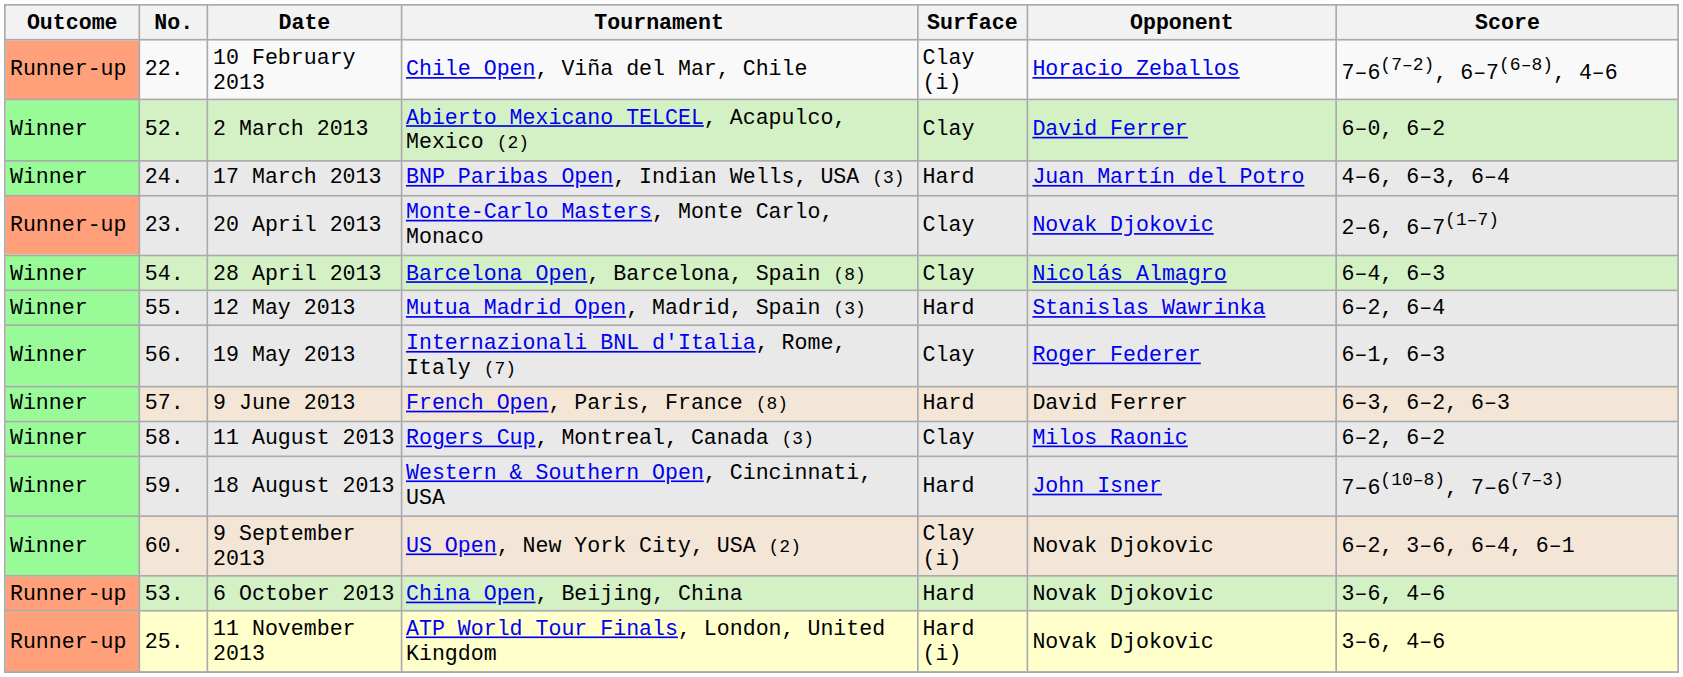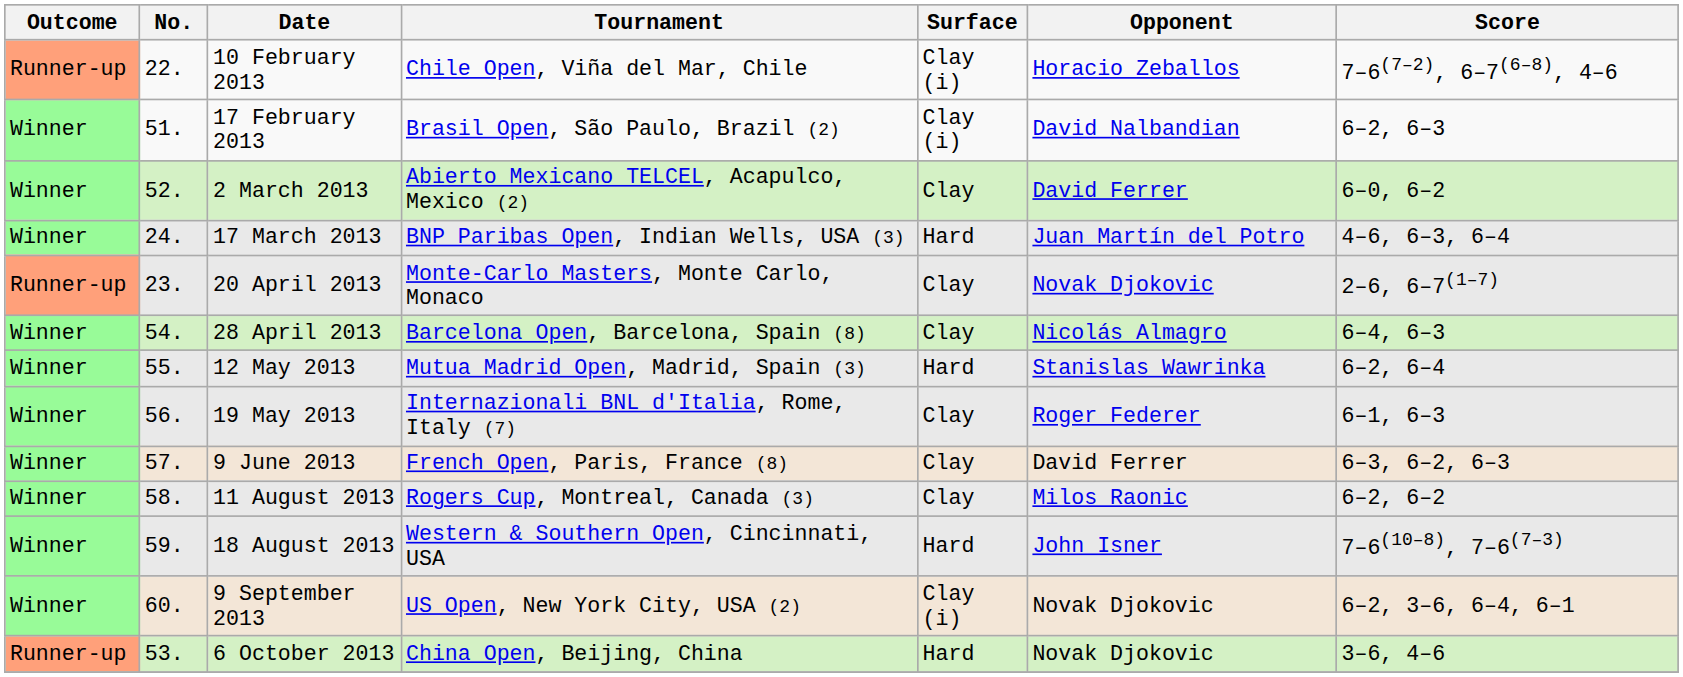+ row: (284, 130)
(948, 403) Hard -> (948, 463) Clay
- row: (284, 641)
